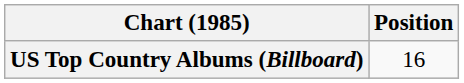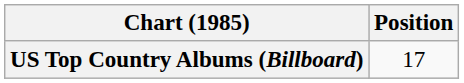(414, 59) 16 -> (414, 59) 17
